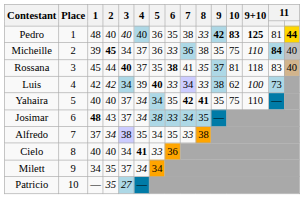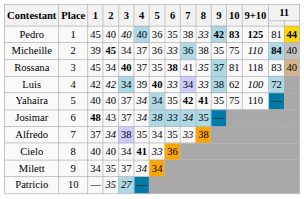(95, 34) 48 -> (95, 34) 45
(111, 67) 44 -> (111, 67) 34
(276, 84) 73 -> (276, 84) 72
